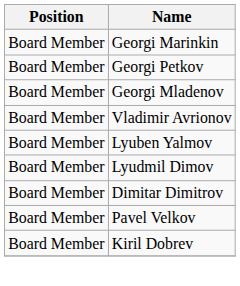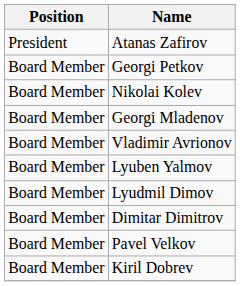+ row: (160, 42)
- row: (165, 42)
+ row: (157, 92)
